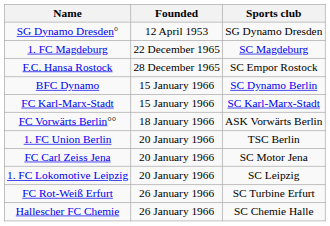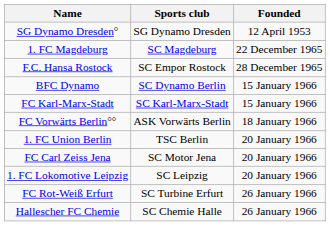columns swapped: (177, 13) <-> (274, 13)
